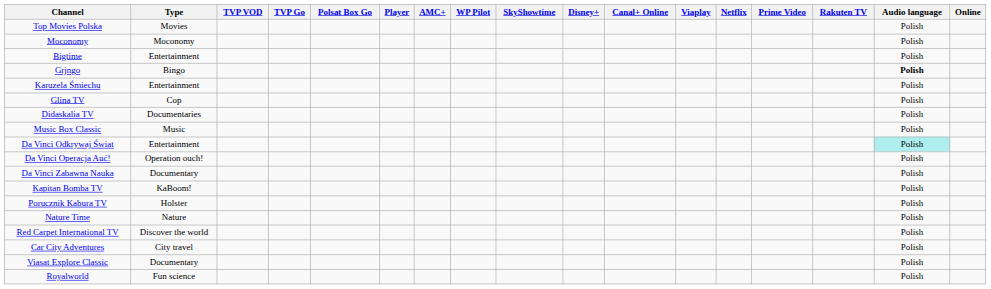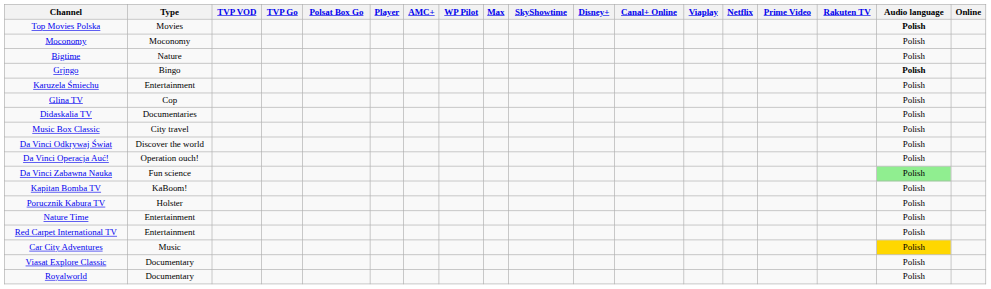+ column: (496, 12)
(912, 26) normal -> (914, 26) bold
(174, 56) Entertainment -> (170, 56) Nature
(174, 130) Music -> (170, 130) City travel
(174, 144) Entertainment -> (170, 144) Discover the world
(912, 144) paleturquoise background -> (914, 144) no background
(174, 174) Documentary -> (170, 174) Fun science
(912, 174) no background -> (914, 174) lightgreen background
(174, 218) Nature -> (170, 218) Entertainment
(174, 233) Discover the world -> (170, 233) Entertainment
(174, 247) City travel -> (170, 247) Music
(912, 247) no background -> (914, 247) gold background
(174, 277) Fun science -> (170, 277) Documentary
